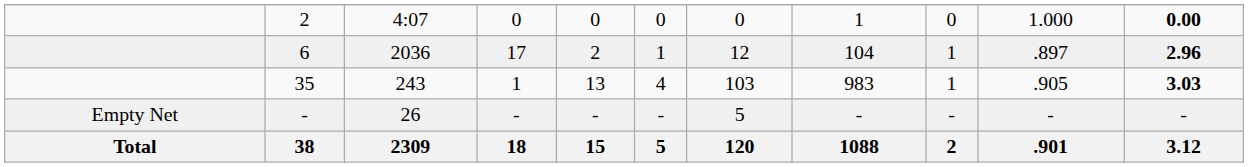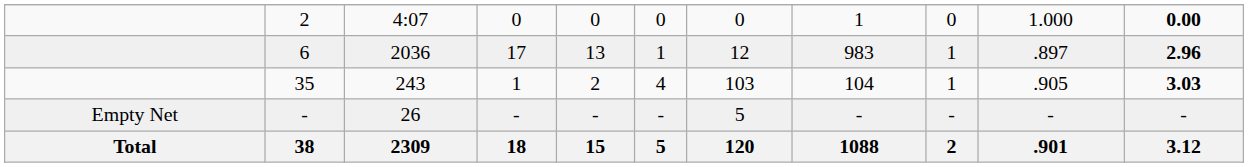(595, 51) 2 -> (595, 51) 13
(859, 51) 104 -> (859, 51) 983
(595, 83) 13 -> (595, 83) 2
(859, 83) 983 -> (859, 83) 104
